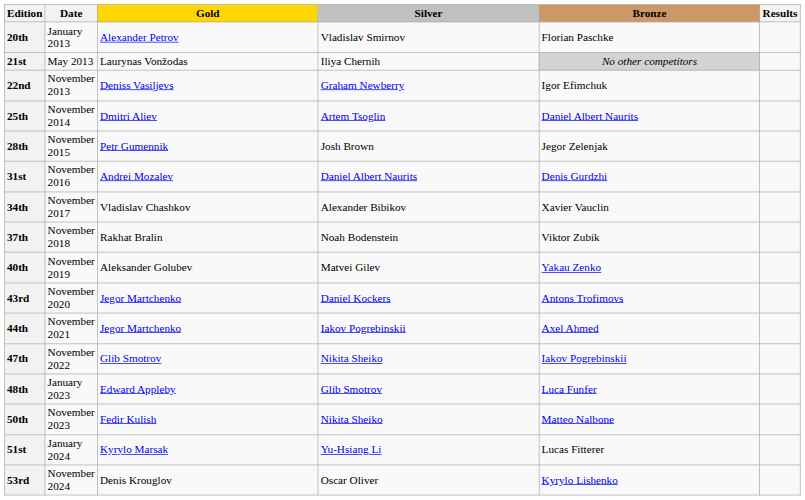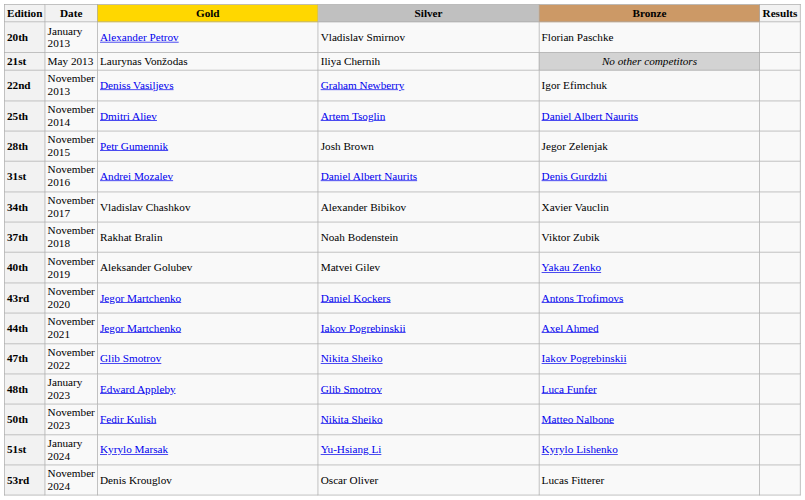(573, 449) Lucas Fitterer -> (580, 449) Kyrylo Lishenko
(580, 480) Kyrylo Lishenko -> (573, 480) Lucas Fitterer
